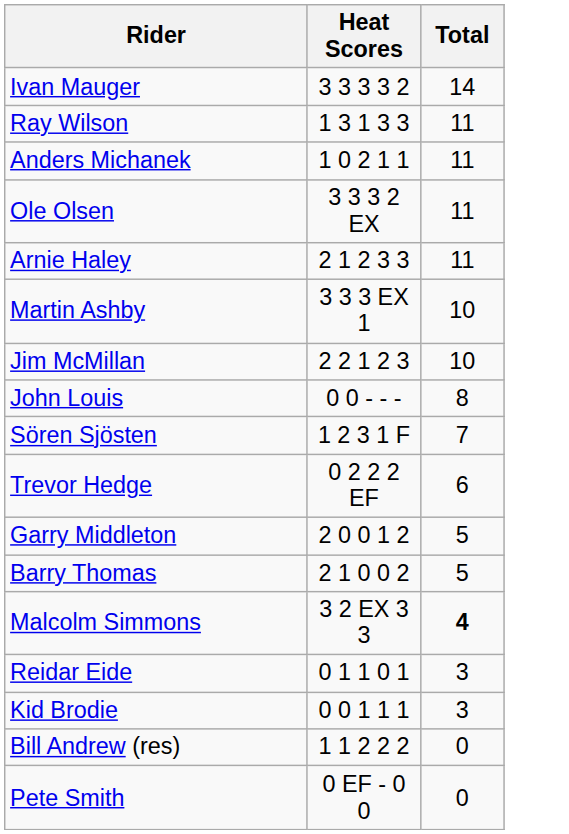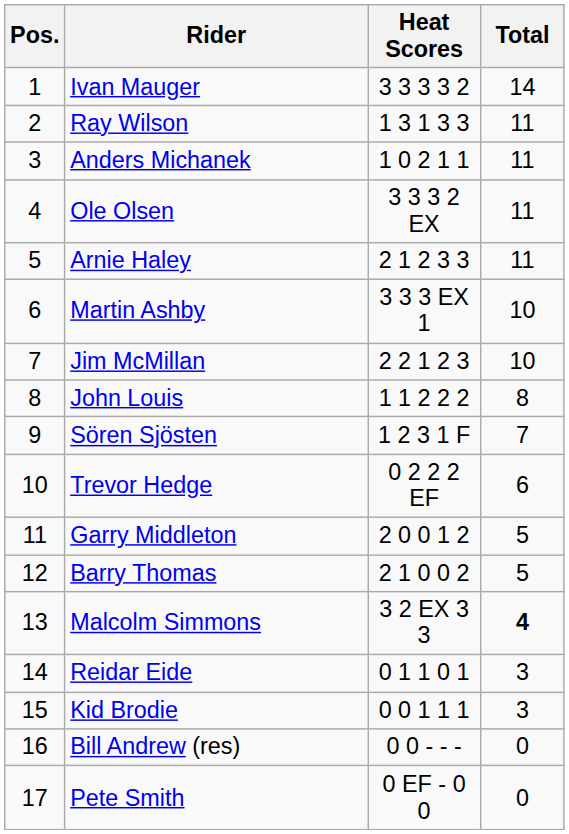+ column: (35, 36)
(364, 398) 0 0 - - - -> (424, 398) 1 1 2 2 2
(364, 747) 1 1 2 2 2 -> (424, 747) 0 0 - - -
